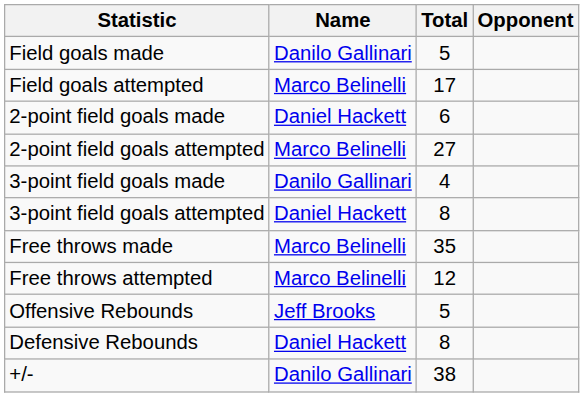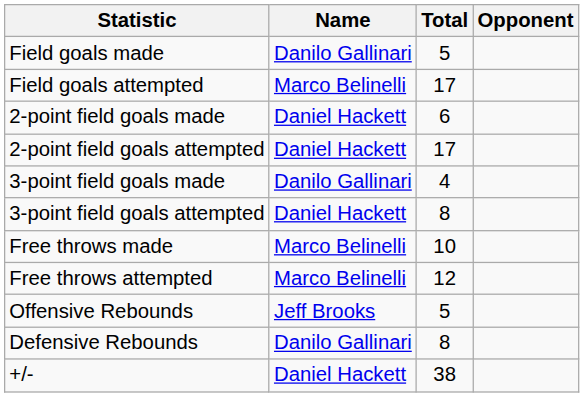(340, 149) Marco Belinelli -> (340, 149) Daniel Hackett
(445, 149) 27 -> (445, 149) 17
(445, 246) 35 -> (445, 246) 10
(340, 342) Daniel Hackett -> (343, 342) Danilo Gallinari
(343, 375) Danilo Gallinari -> (340, 375) Daniel Hackett
